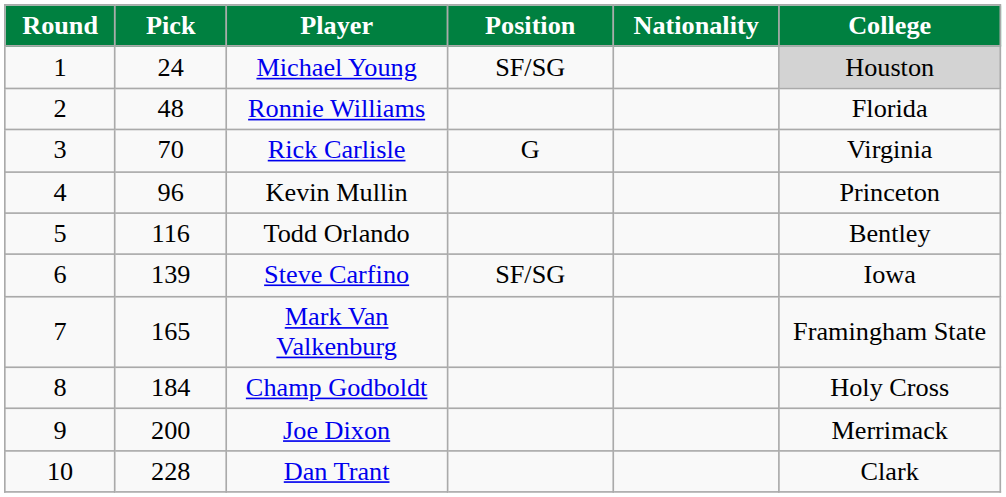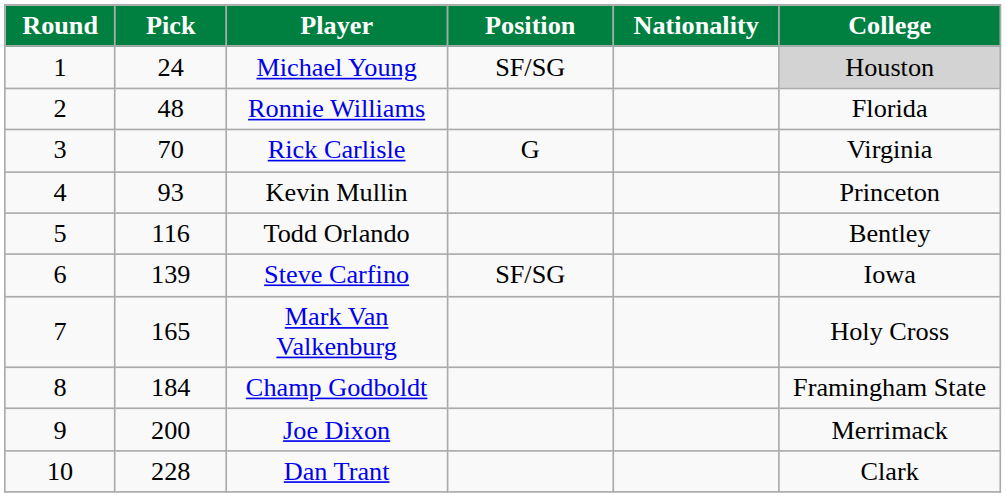(171, 191) 96 -> (171, 191) 93
(890, 331) Framingham State -> (890, 331) Holy Cross
(890, 387) Holy Cross -> (890, 387) Framingham State
